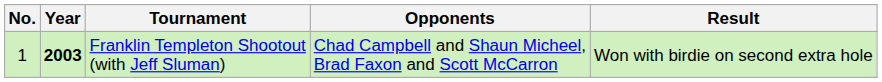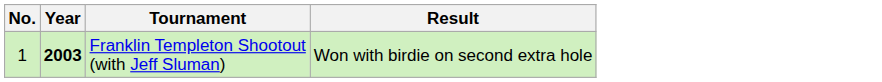- column: (450, 18)
